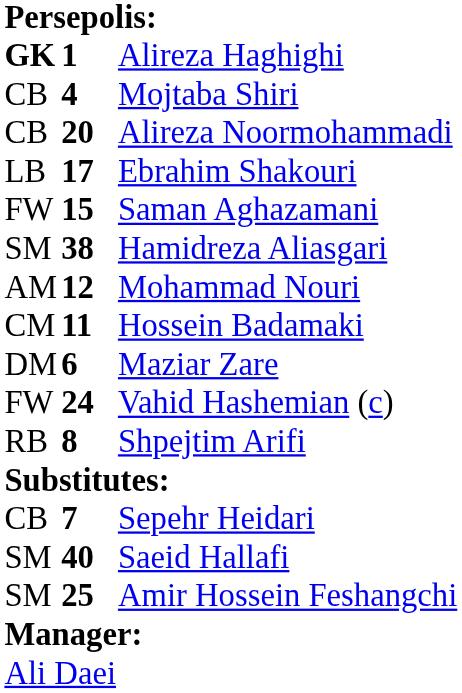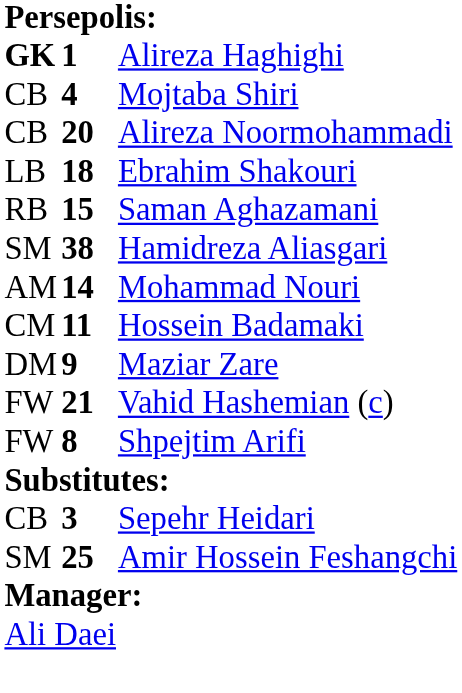(77, 171) 17 -> (77, 171) 18
(29, 209) FW -> (26, 209) RB
(77, 286) 12 -> (77, 286) 14
(69, 363) 6 -> (69, 363) 9
(77, 402) 24 -> (77, 402) 21
(26, 441) RB -> (29, 441) FW
(69, 518) 7 -> (69, 518) 3
- row: (204, 556)
